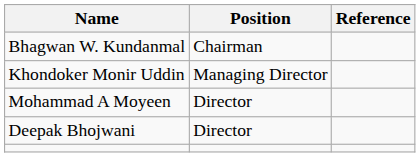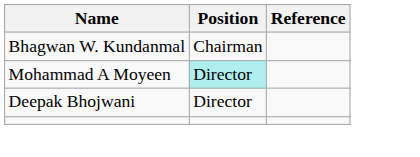- row: (97, 74)
(223, 102) no background -> (223, 74) paleturquoise background
